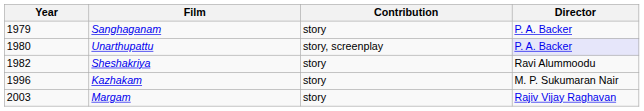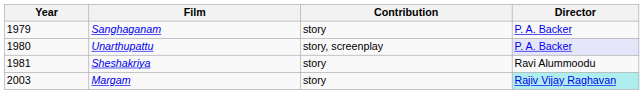(19, 64) 1982 -> (19, 64) 1981
- row: (117, 81)
(565, 98) no background -> (565, 81) paleturquoise background
